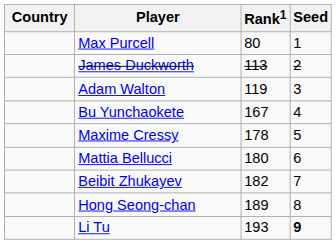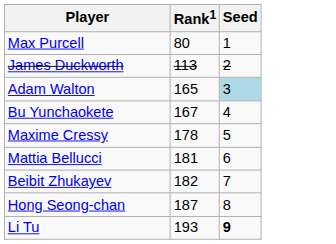- column: (40, 18)
(256, 89) 119 -> (186, 89) 165
(297, 89) no background -> (227, 89) lightblue background
(256, 158) 180 -> (186, 158) 181
(256, 204) 189 -> (186, 204) 187
